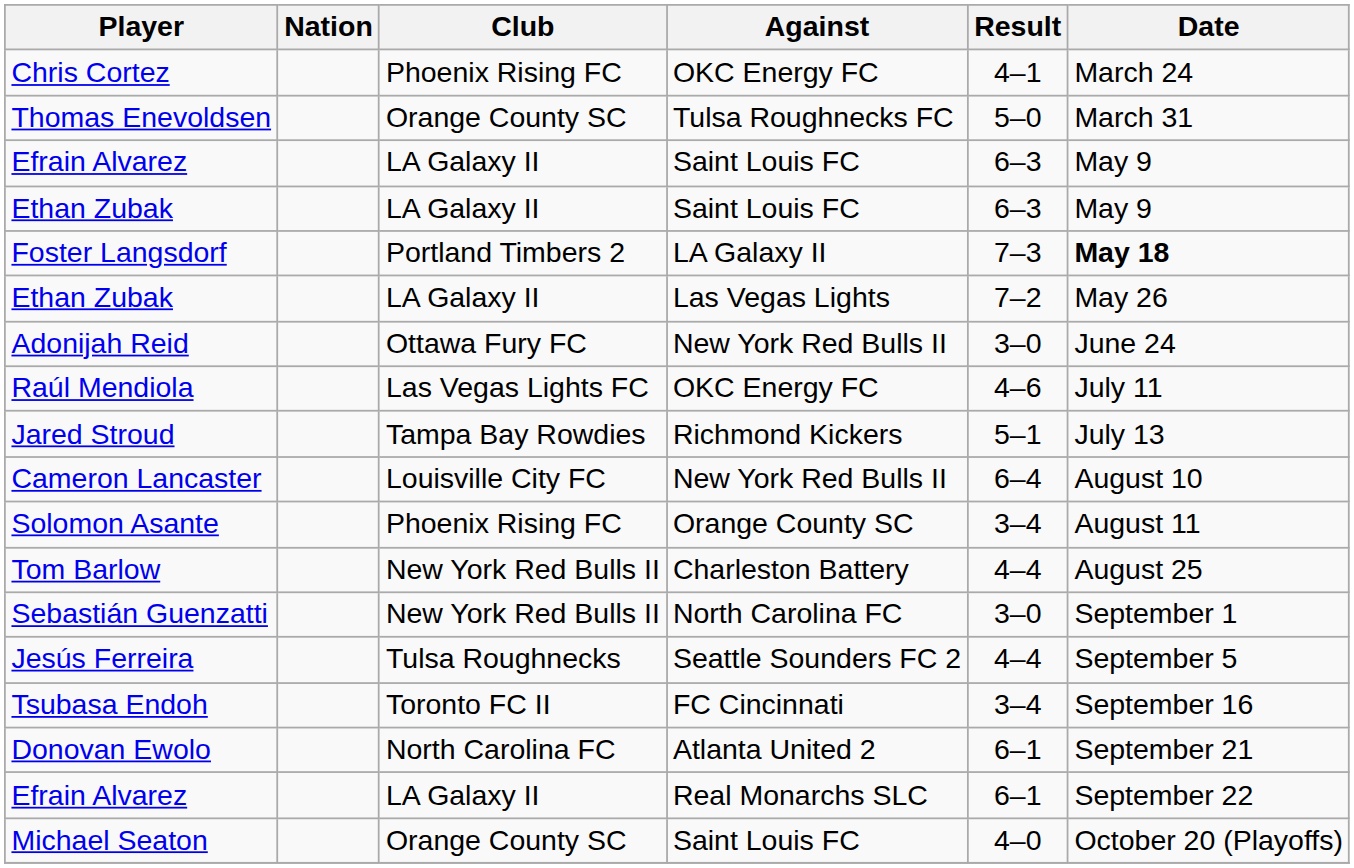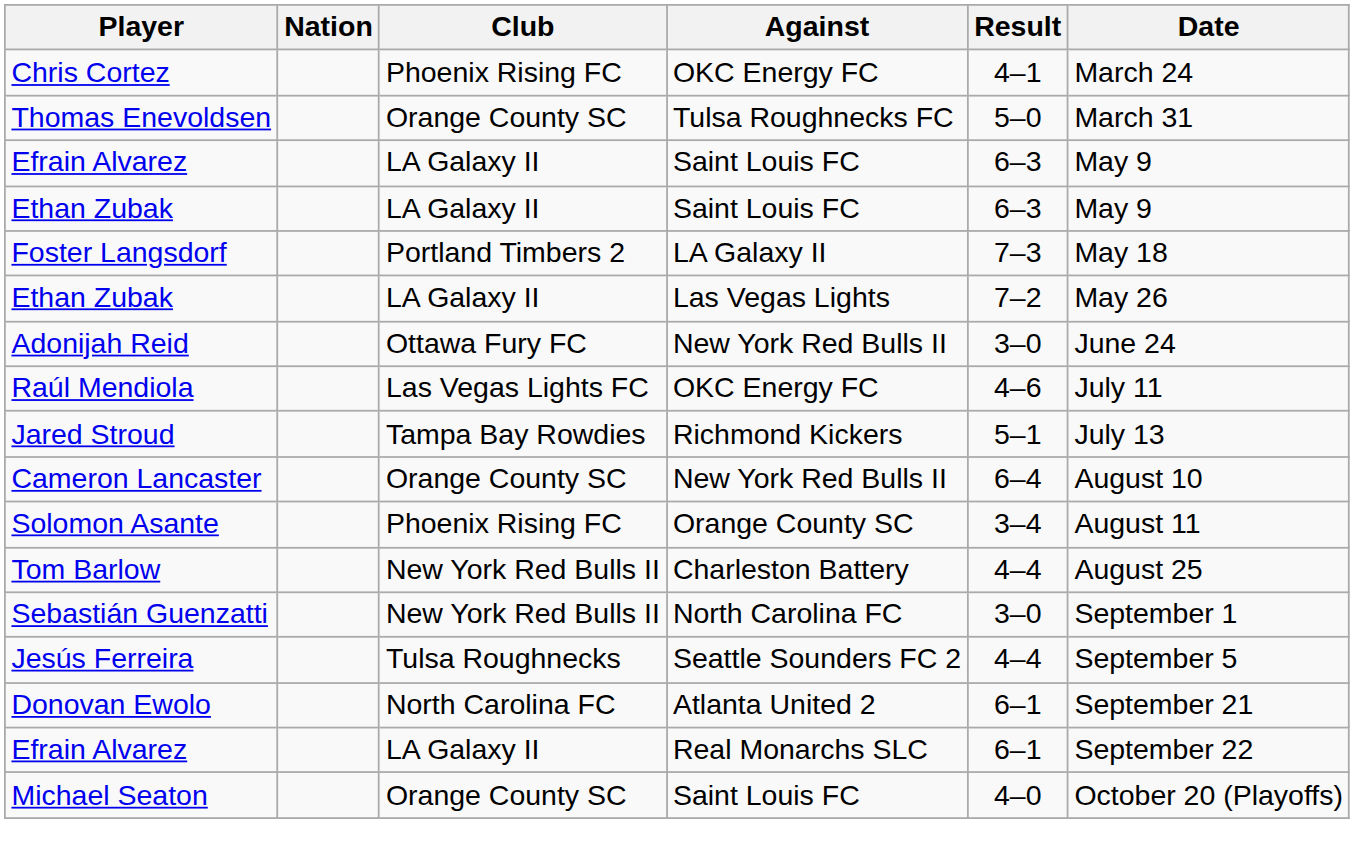(1122, 252) bold -> (1121, 252) normal
(496, 478) Louisville City FC -> (506, 478) Orange County SC
- row: (110, 704)
